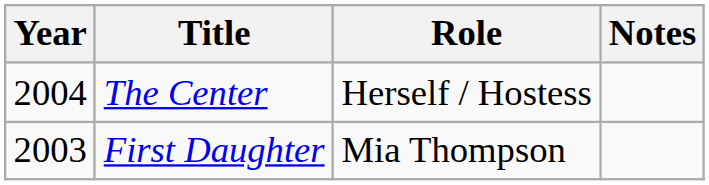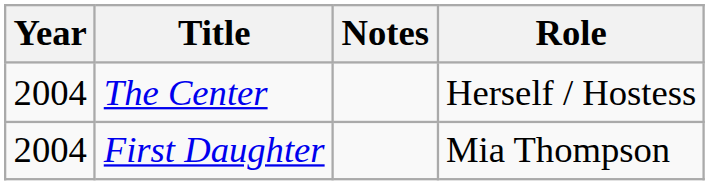columns swapped: (467, 33) <-> (652, 33)
(50, 149) 2003 -> (50, 149) 2004
